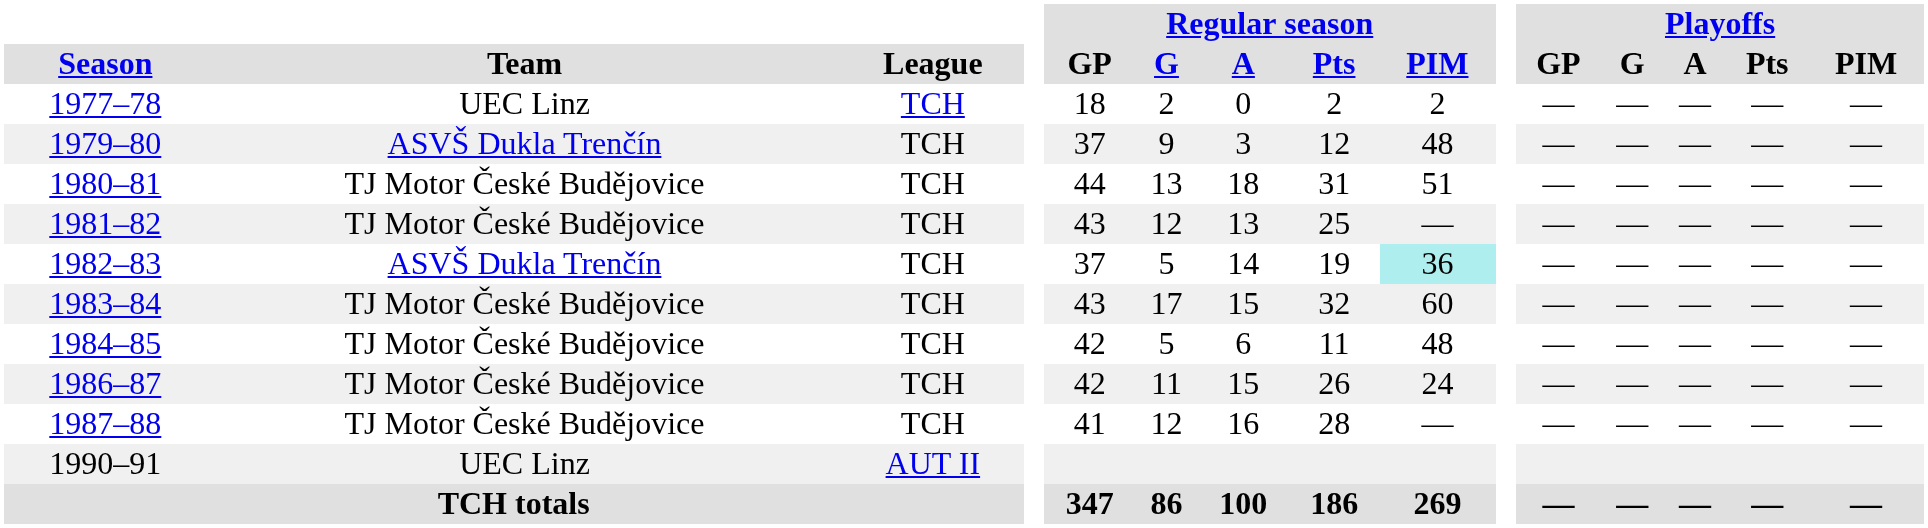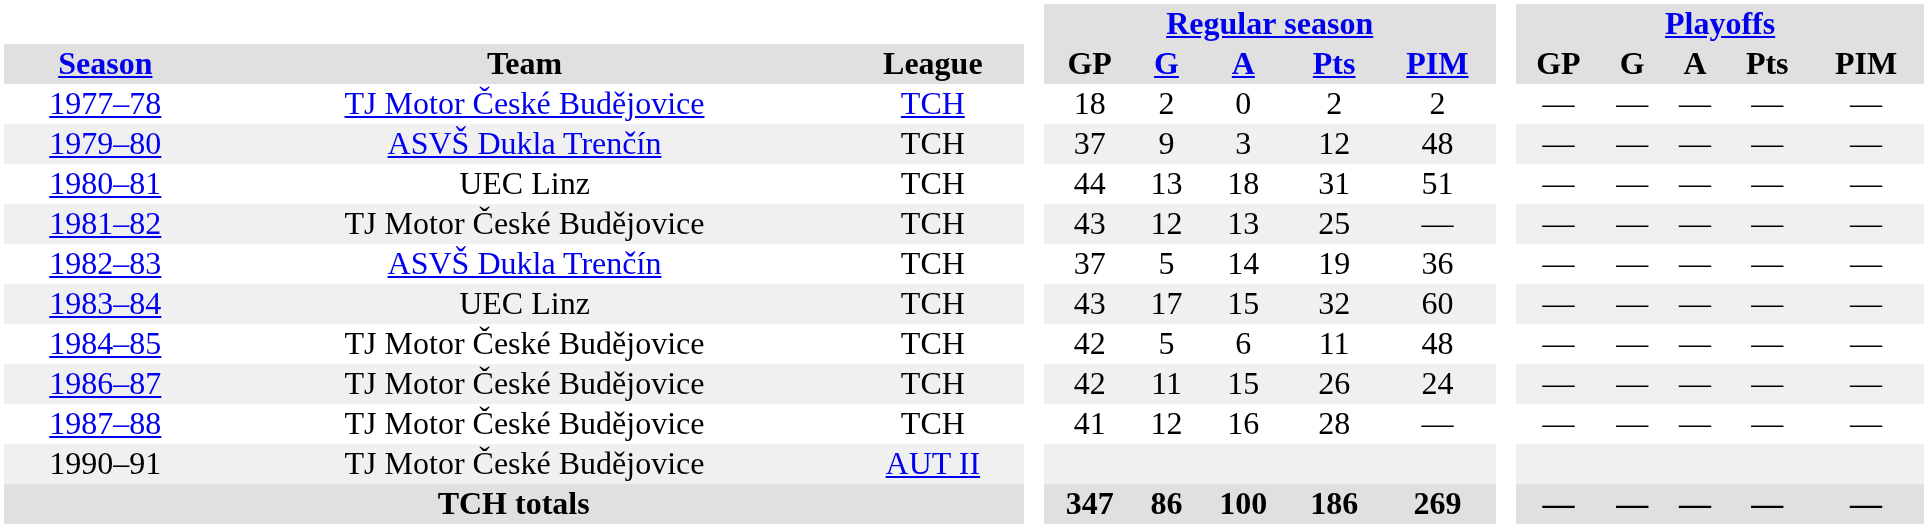(525, 103) UEC Linz -> (524, 103) TJ Motor České Budějovice
(524, 183) TJ Motor České Budějovice -> (525, 183) UEC Linz
(1437, 263) paleturquoise background -> (1437, 263) no background
(524, 303) TJ Motor České Budějovice -> (525, 303) UEC Linz
(525, 463) UEC Linz -> (524, 463) TJ Motor České Budějovice
